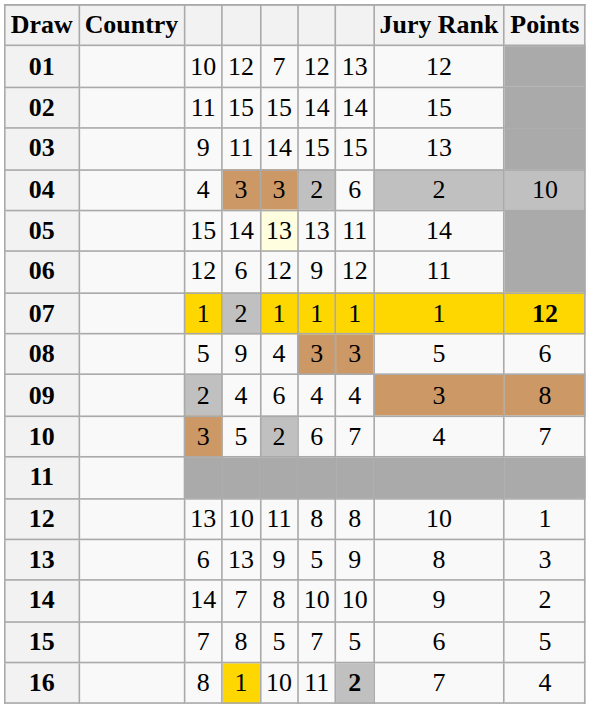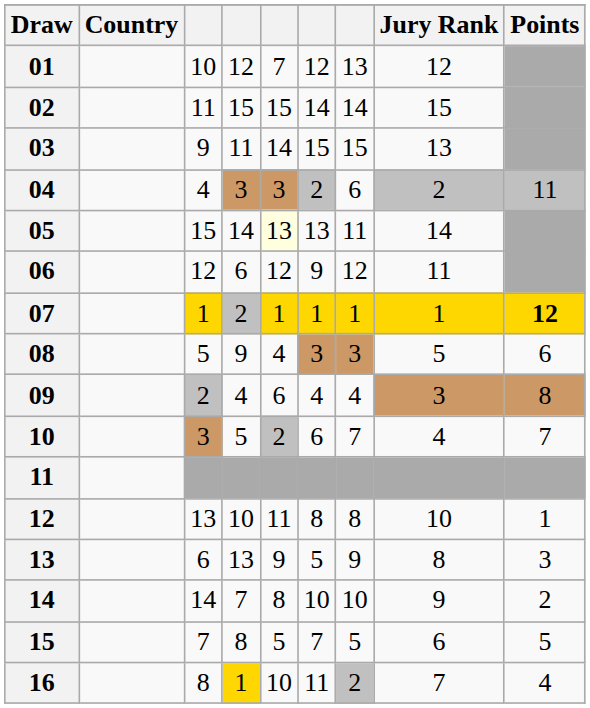(545, 189) 10 -> (545, 189) 11
(355, 682) bold -> (355, 682) normal
